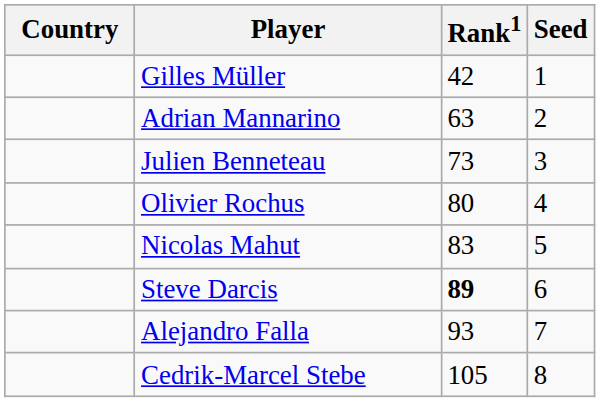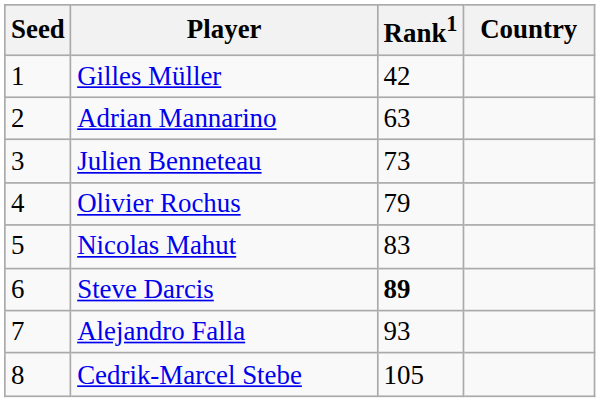columns swapped: (70, 29) <-> (561, 29)
(461, 203) 80 -> (397, 203) 79
